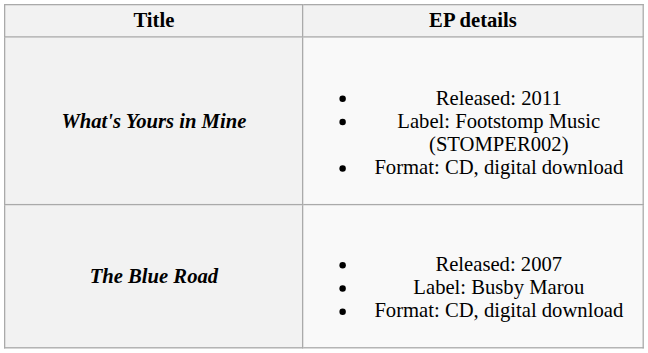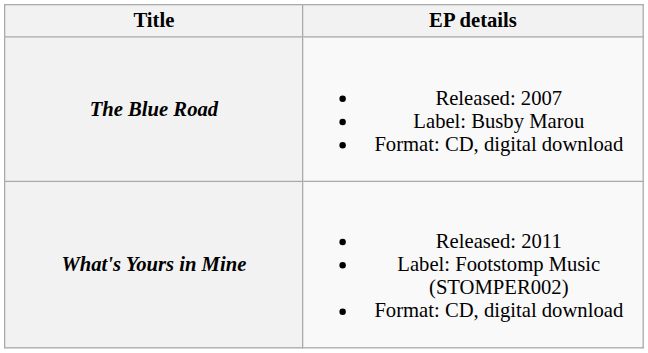rows swapped: (154, 275) <-> (154, 120)
